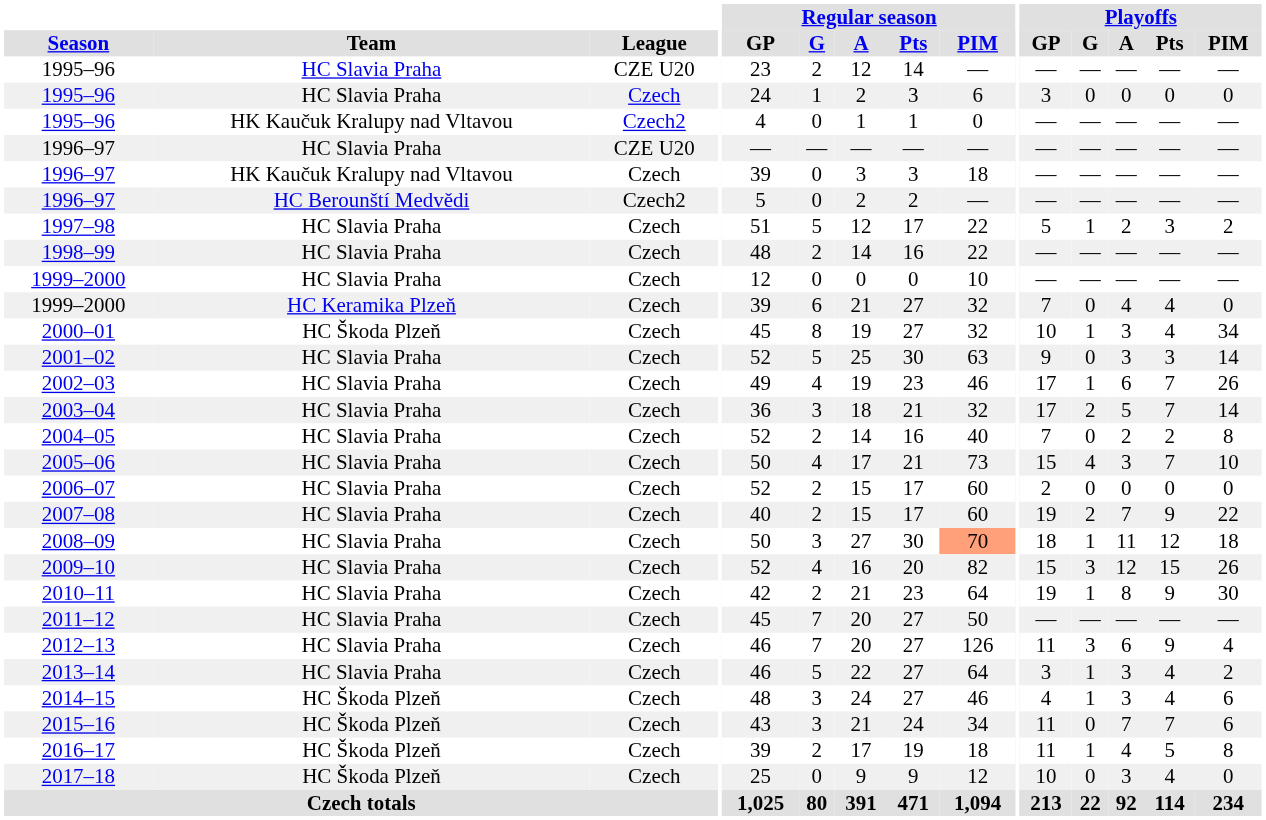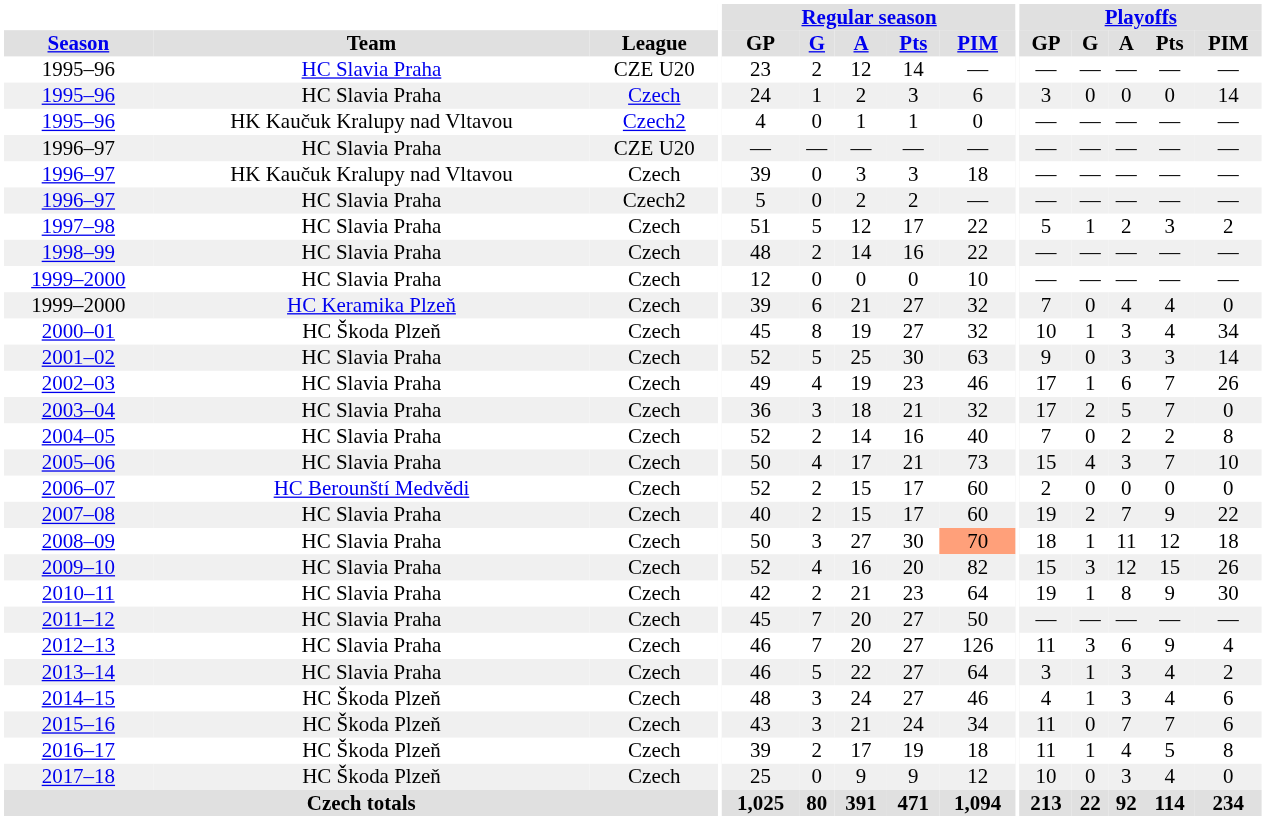(1228, 95) 0 -> (1228, 95) 14
(371, 200) HC Berounští Medvědi -> (371, 200) HC Slavia Praha
(1228, 409) 14 -> (1228, 409) 0
(371, 488) HC Slavia Praha -> (371, 488) HC Berounští Medvědi
